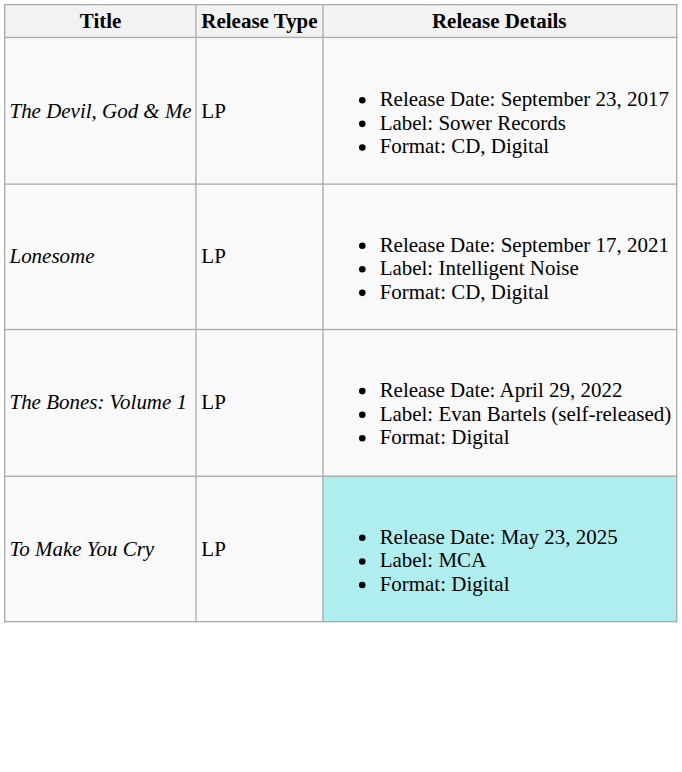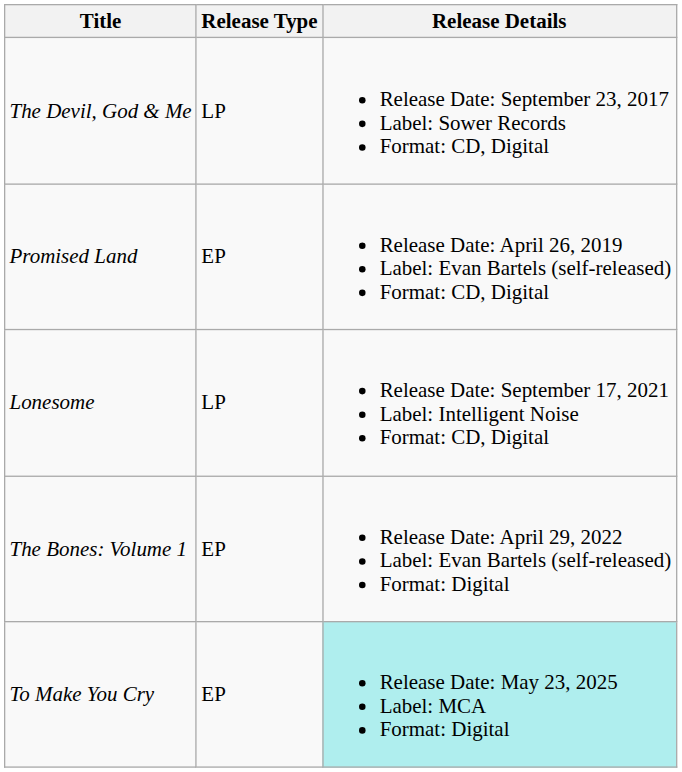+ row: (73, 256)
(214, 402) LP -> (214, 548) EP
(214, 548) LP -> (214, 694) EP
